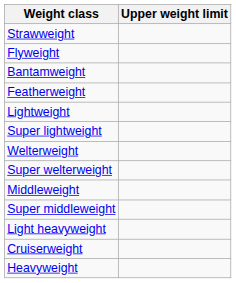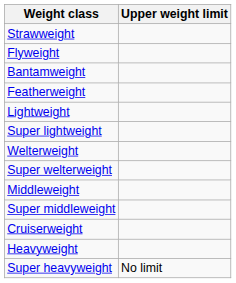- row: (57, 229)
+ row: (60, 268)
